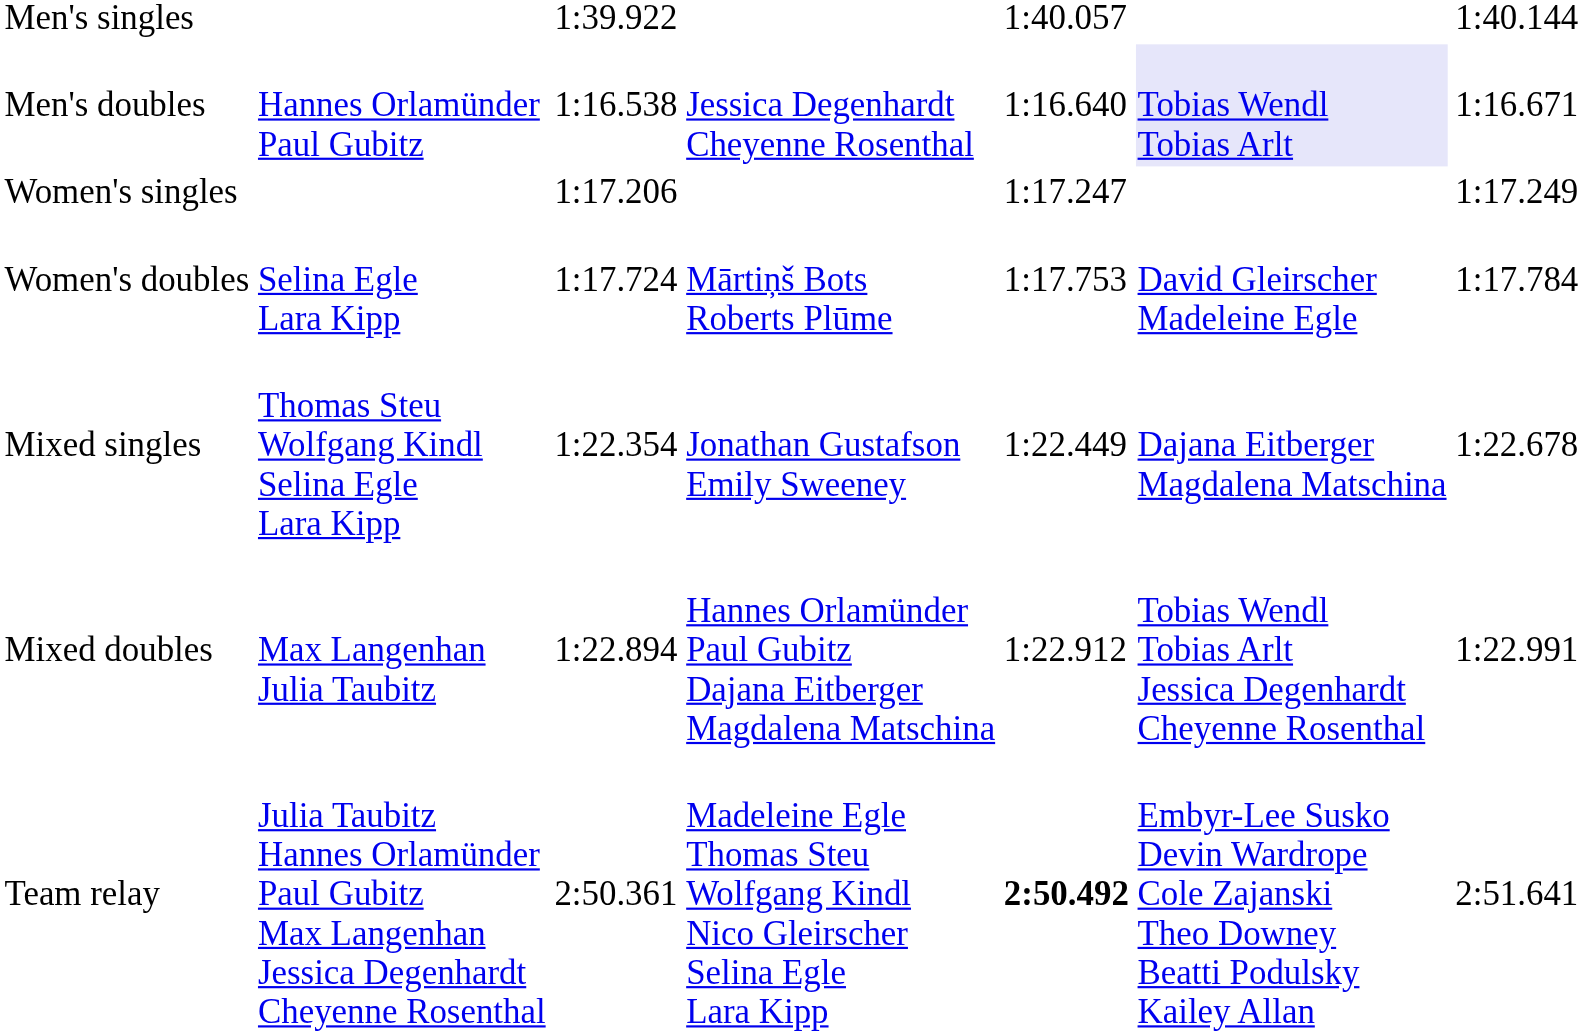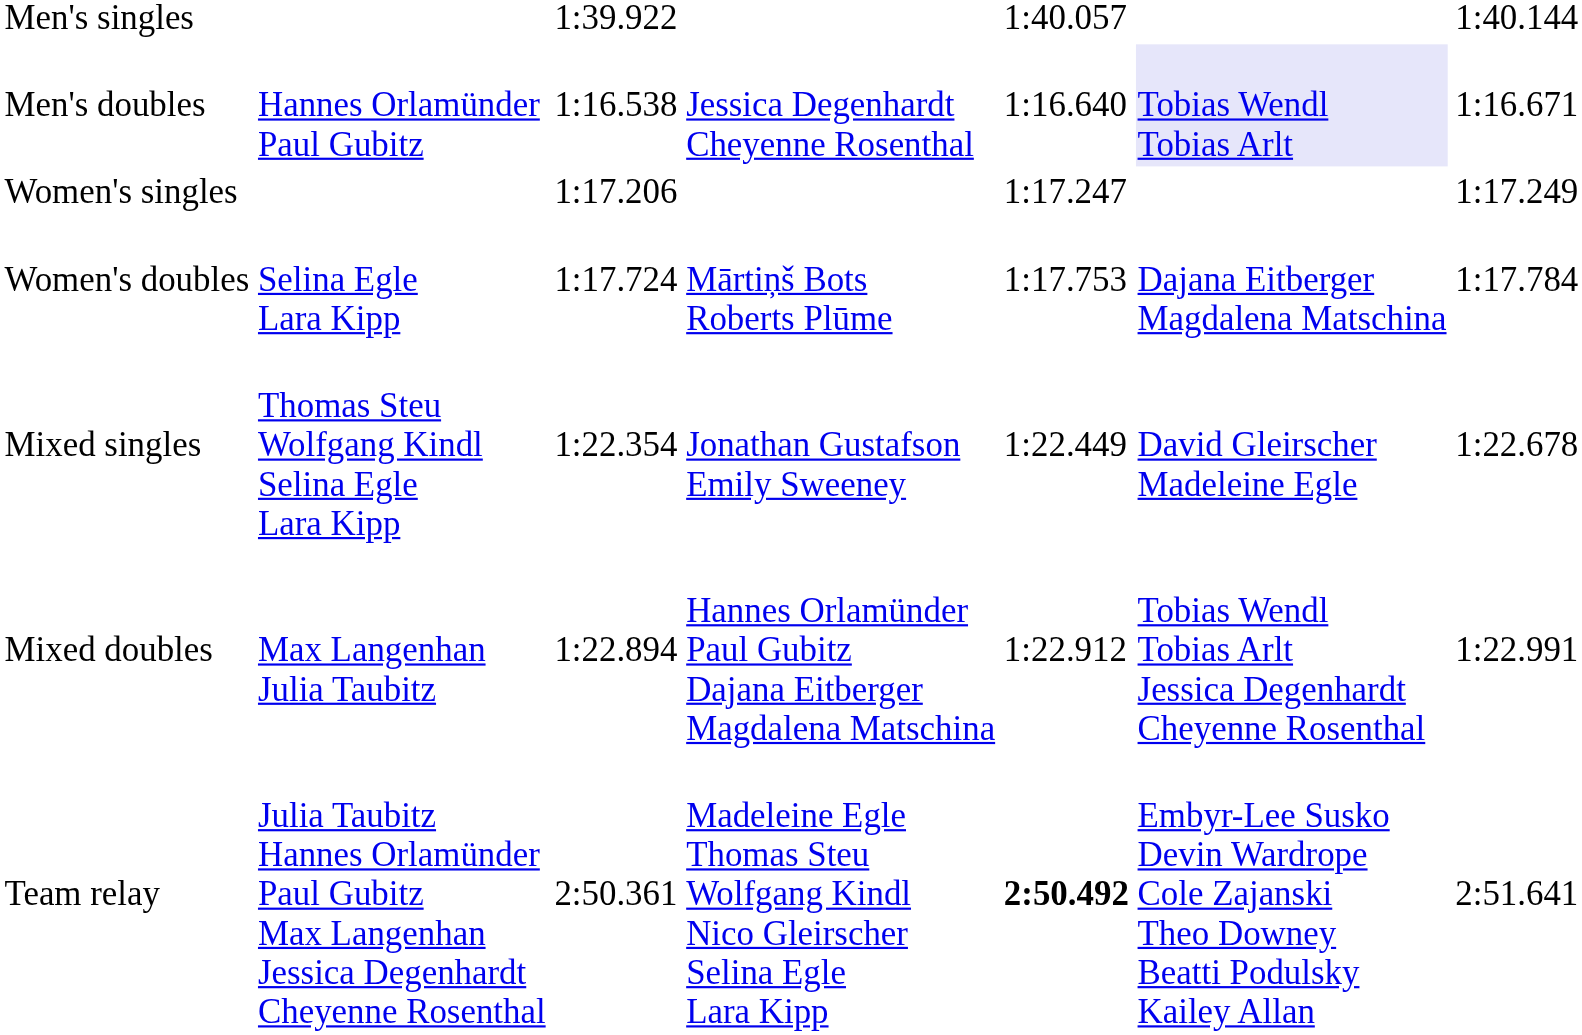(1257, 298) David Gleirscher Madeleine Egle -> (1292, 298) Dajana Eitberger Magdalena Matschina
(1292, 464) Dajana Eitberger Magdalena Matschina -> (1257, 464) David Gleirscher Madeleine Egle
